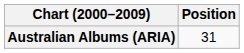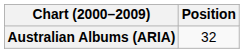(209, 37) 31 -> (209, 37) 32
